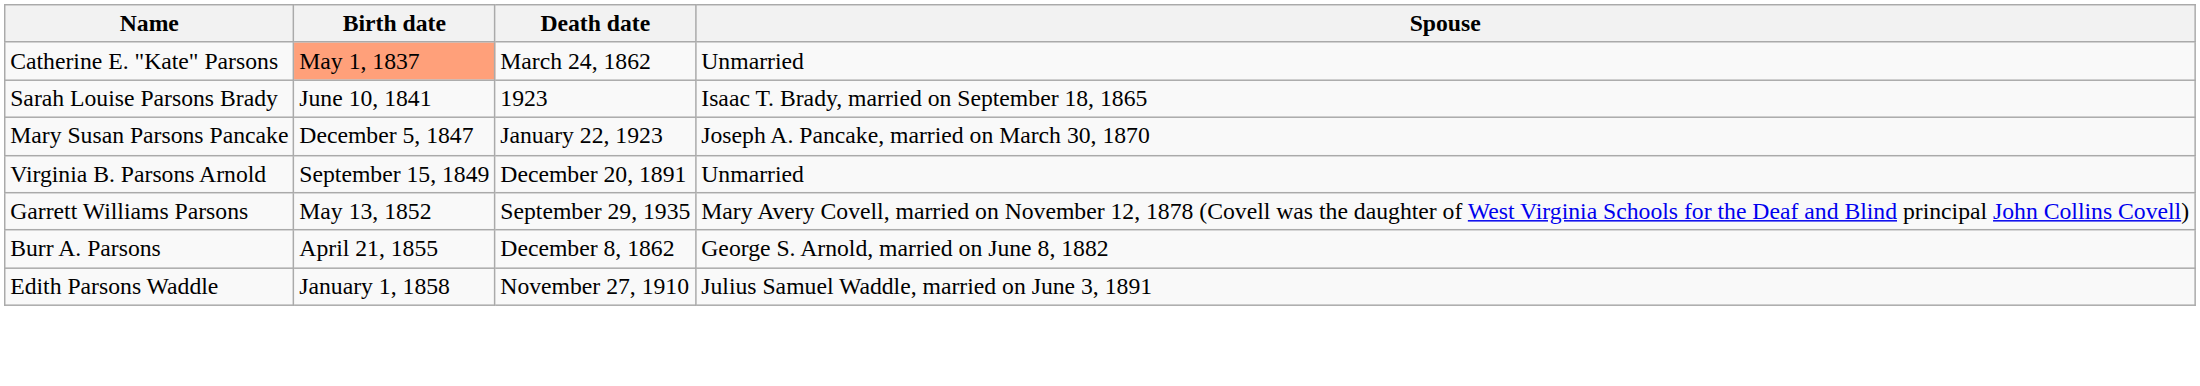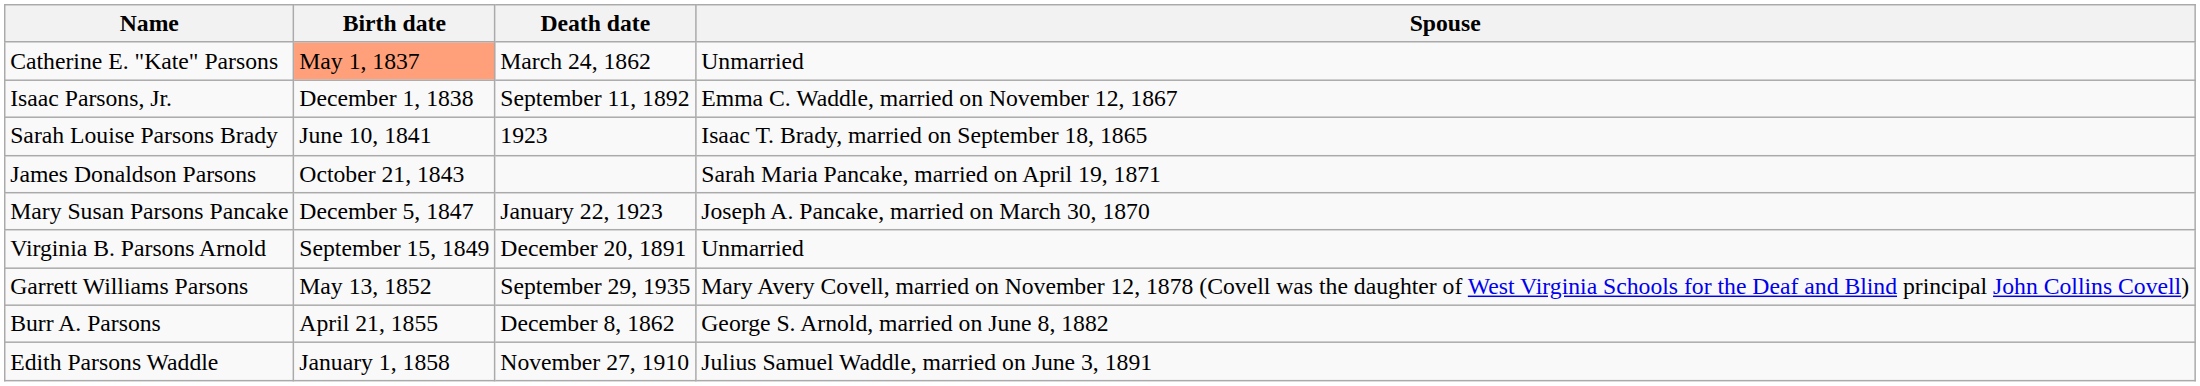+ row: (91, 98)
+ row: (133, 173)
